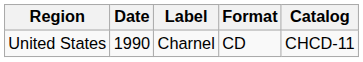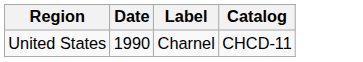- column: (250, 17)
